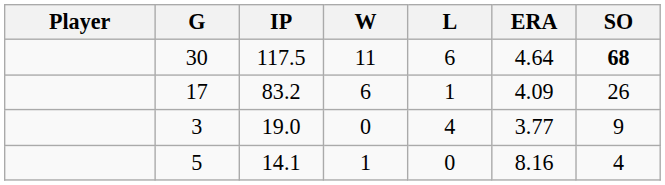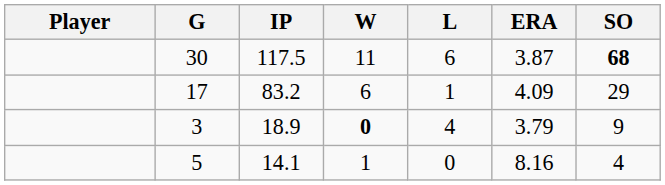(534, 57) 4.64 -> (534, 57) 3.87
(618, 92) 26 -> (618, 92) 29
(281, 127) 19.0 -> (281, 127) 18.9
(365, 127) normal -> (365, 127) bold
(534, 127) 3.77 -> (534, 127) 3.79
